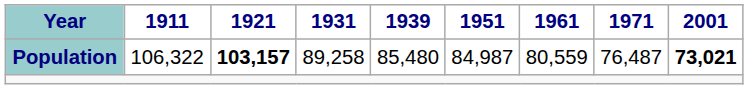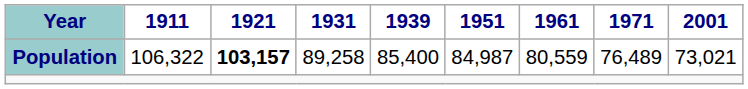(408, 56) 85,480 -> (408, 56) 85,400
(631, 56) 76,487 -> (631, 56) 76,489
(706, 56) bold -> (706, 56) normal
